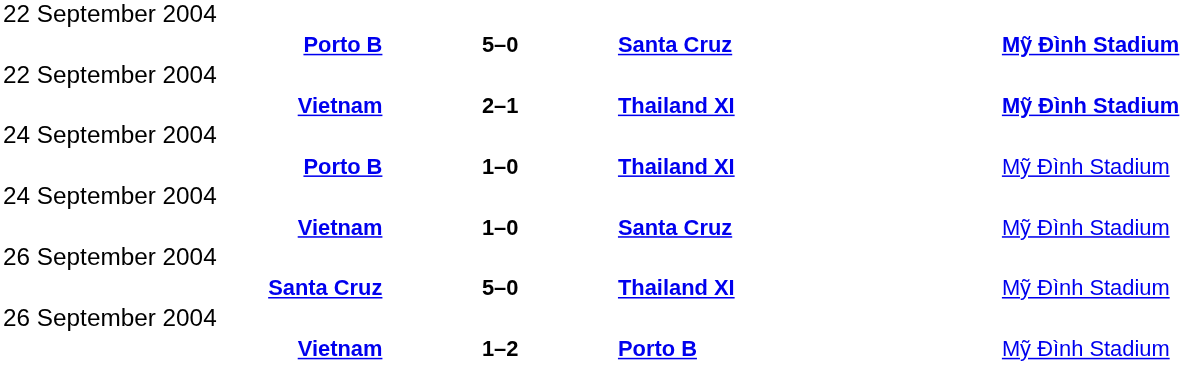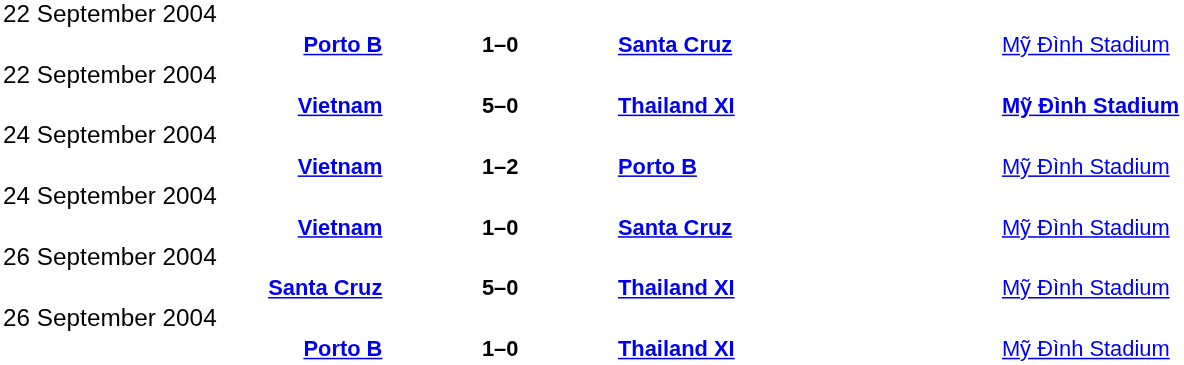(500, 45) 5–0 -> (500, 45) 1–0
(1091, 45) bold -> (1086, 45) normal
(500, 105) 2–1 -> (500, 105) 5–0
rows swapped: (343, 166) <-> (340, 349)
